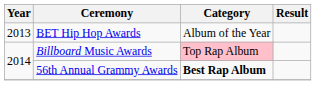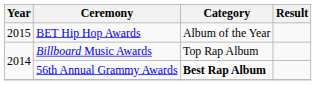(19, 32) 2013 -> (19, 32) 2015
(221, 51) pink background -> (221, 51) no background
